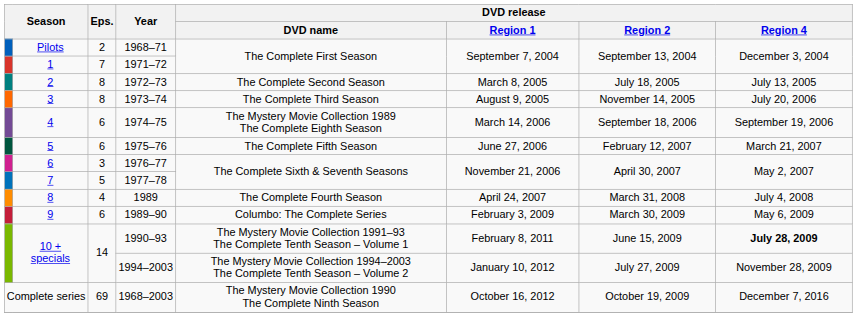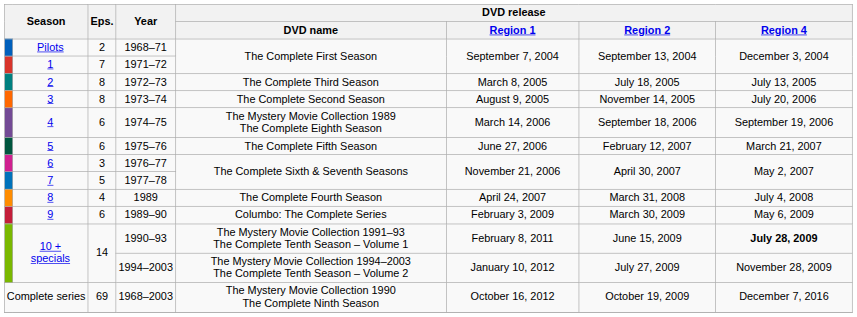(311, 82) The Complete Second Season -> (311, 82) The Complete Third Season
(311, 99) The Complete Third Season -> (311, 99) The Complete Second Season
